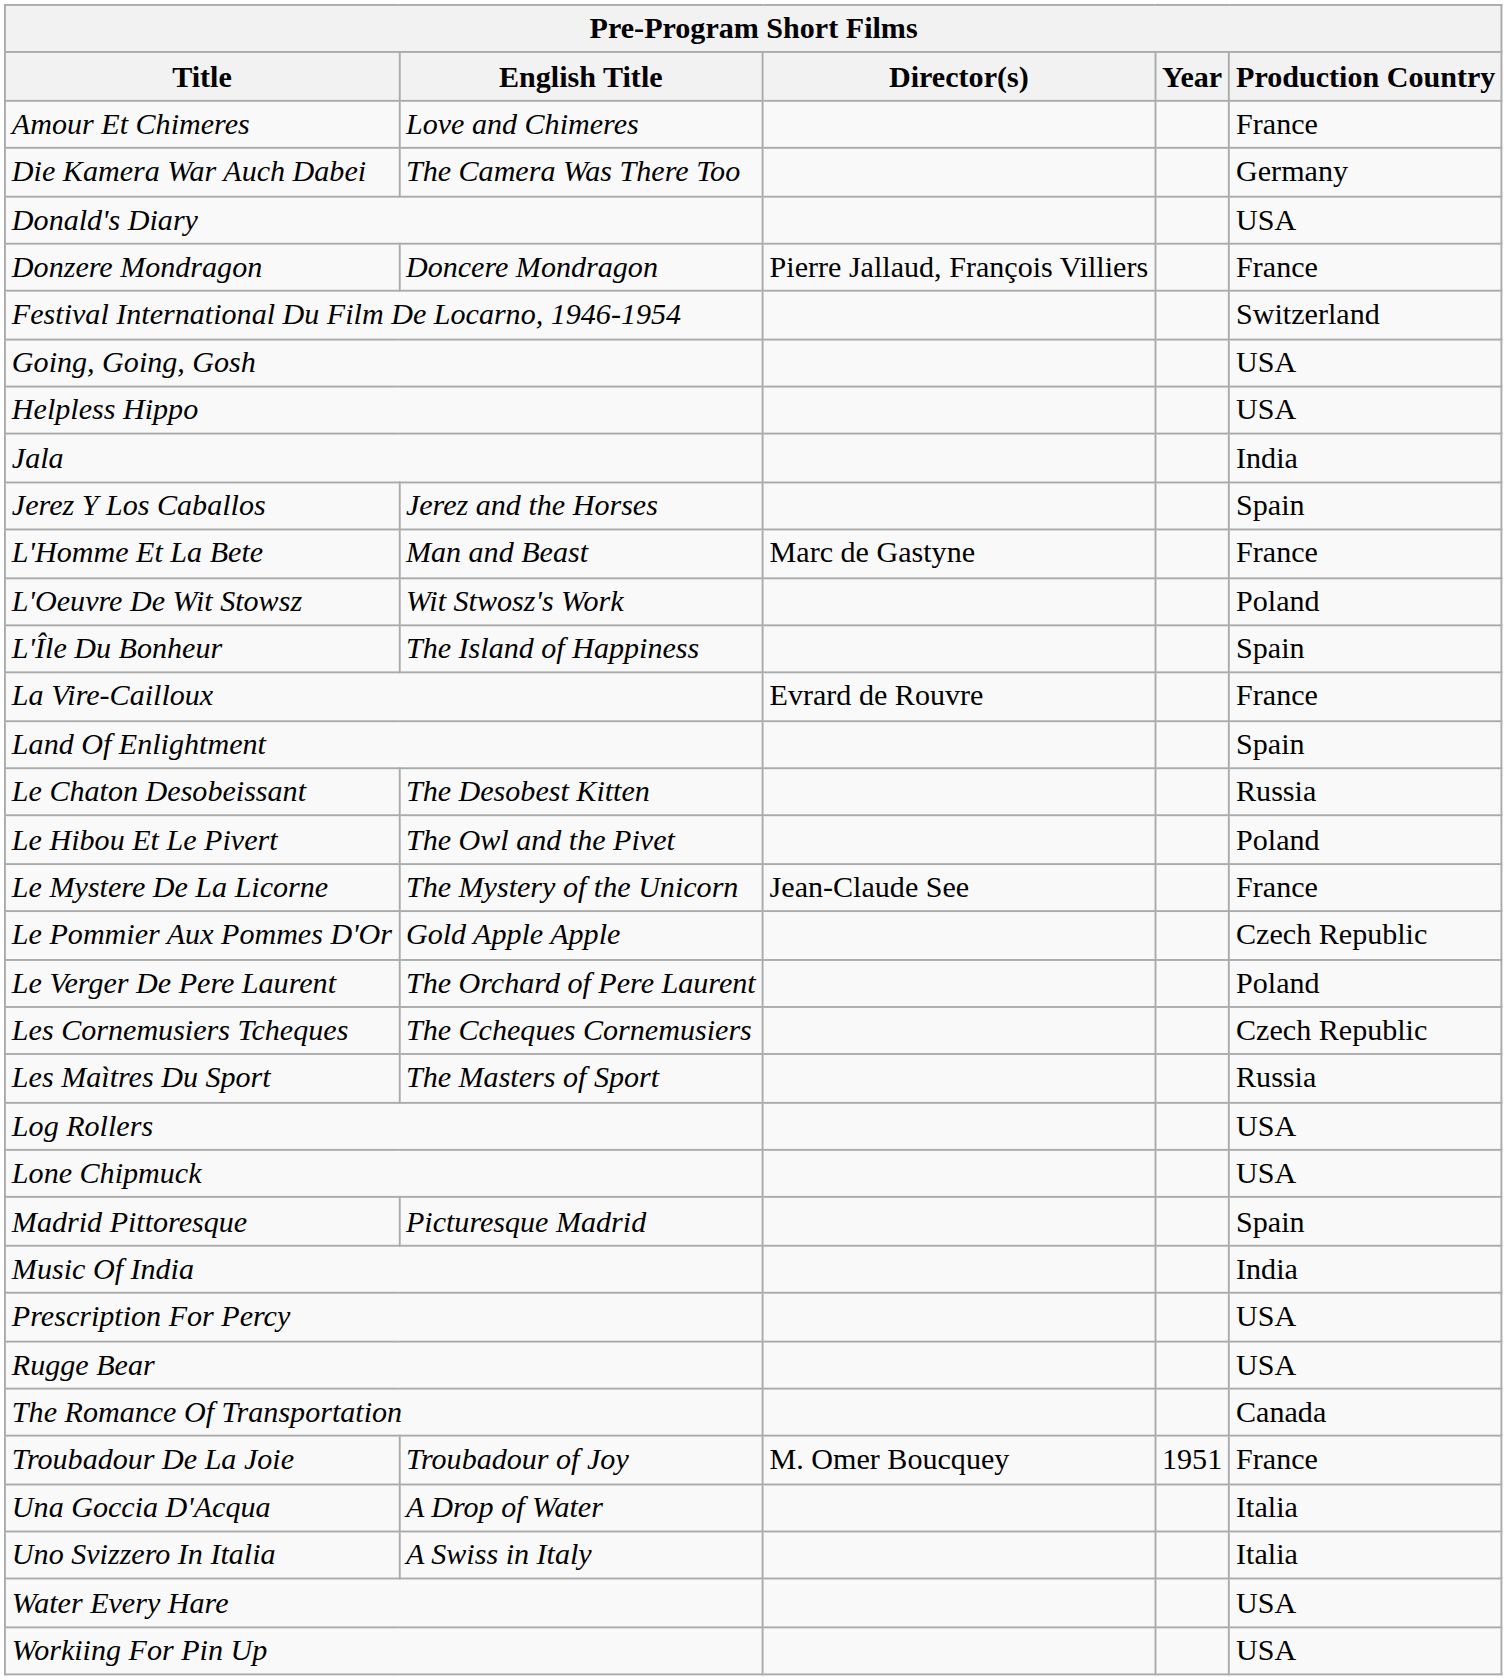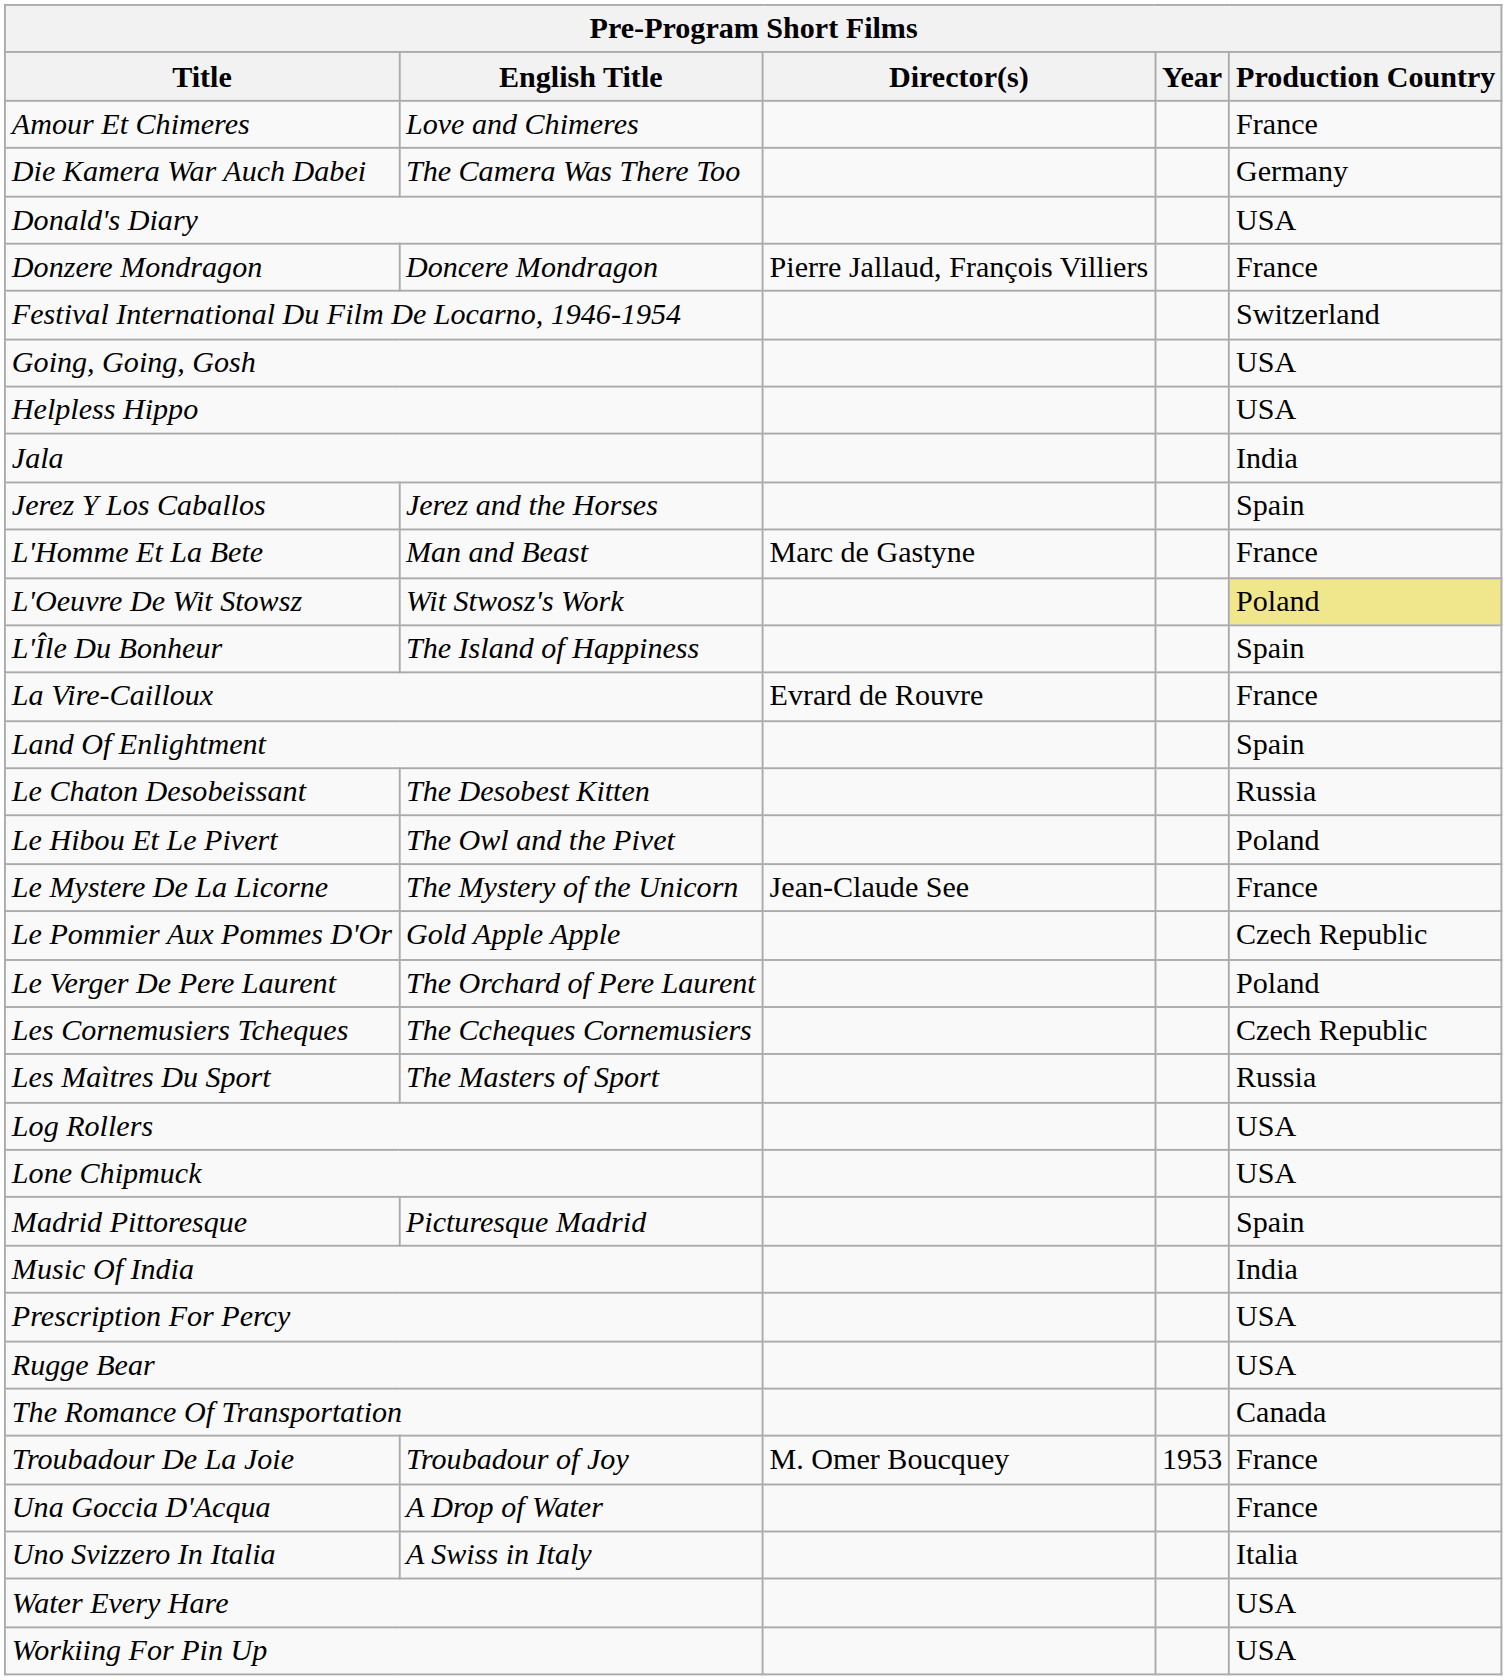(1278, 600) no background -> (1278, 600) khaki background
(1192, 1459) 1951 -> (1192, 1459) 1953
(1267, 1507) Italia -> (1277, 1507) France
